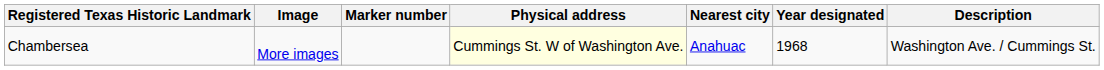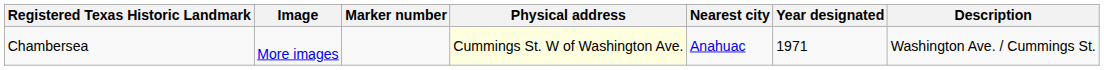(792, 45) 1968 -> (792, 45) 1971
